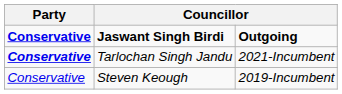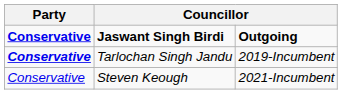(286, 57) 2021-Incumbent -> (286, 57) 2019-Incumbent
(286, 78) 2019-Incumbent -> (286, 78) 2021-Incumbent
